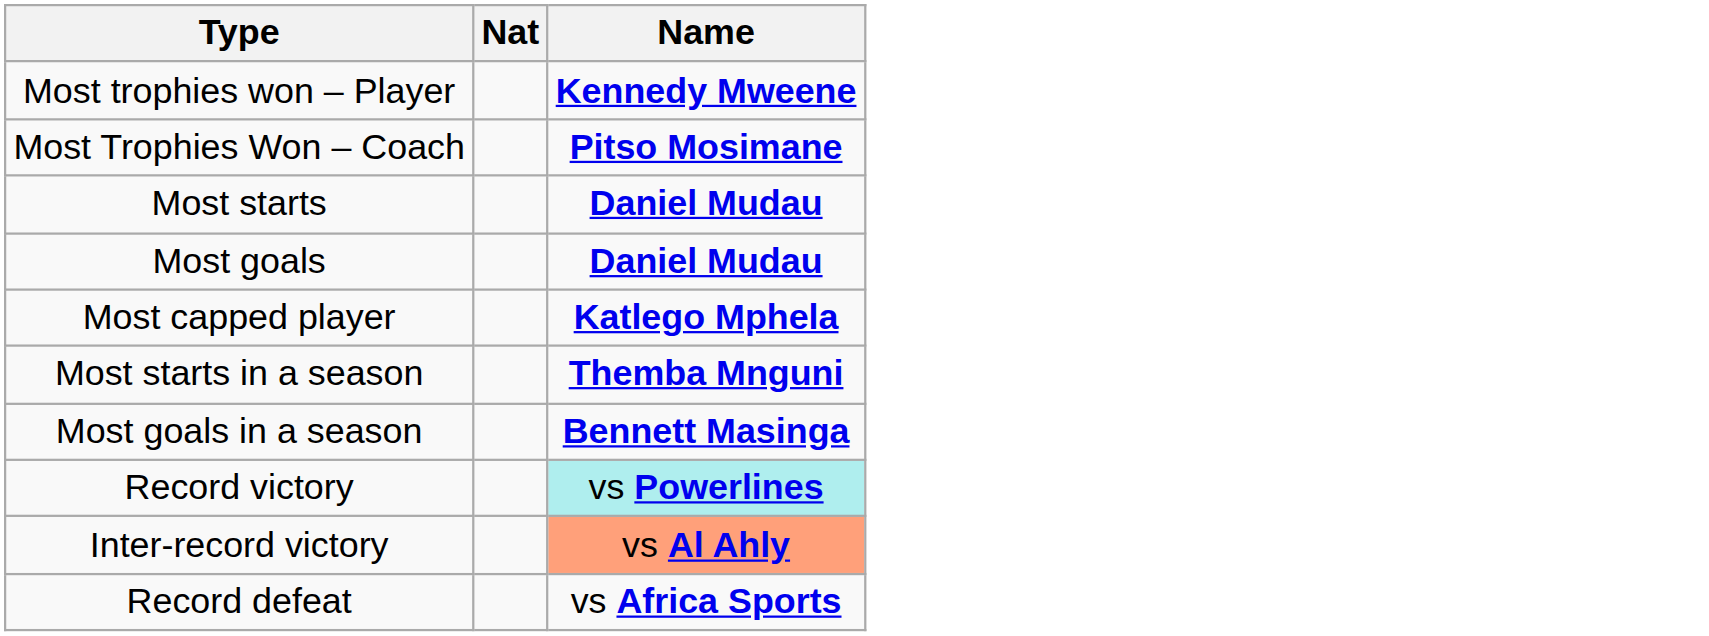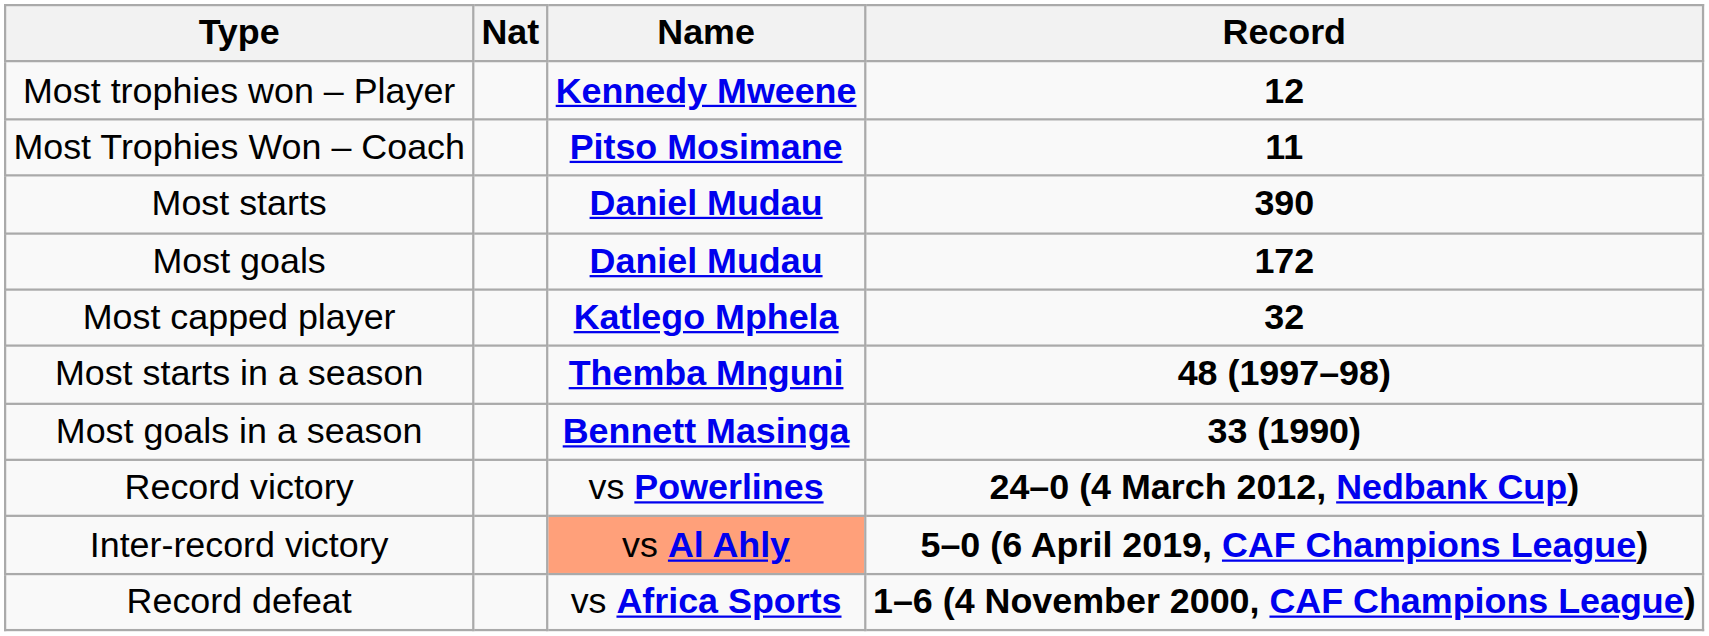+ column: (1284, 32)
(706, 487) paleturquoise background -> (706, 487) no background
